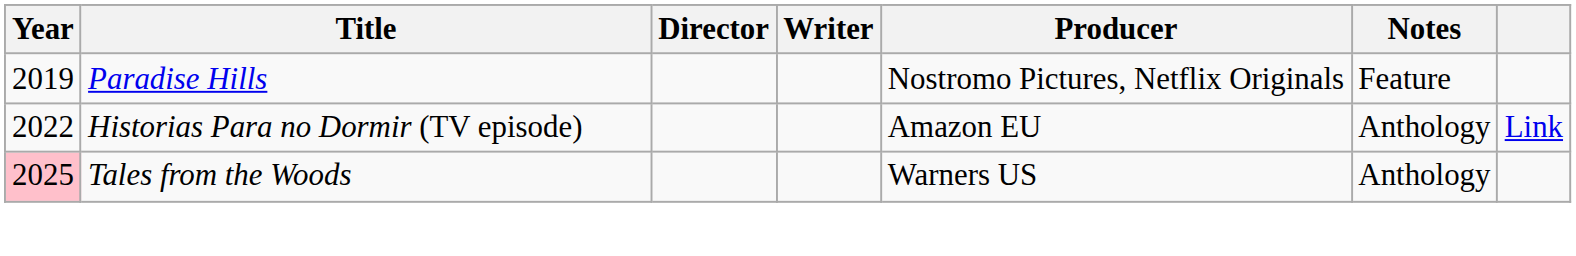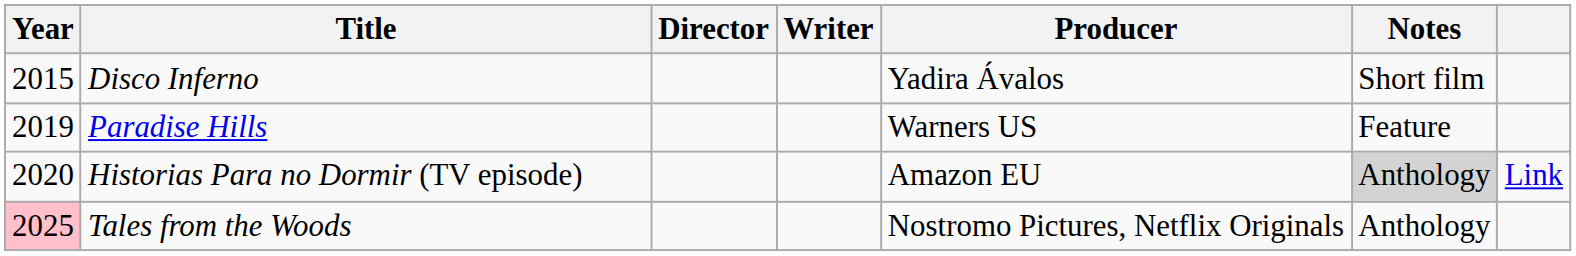+ row: (173, 77)
(1116, 77) Nostromo Pictures, Netflix Originals -> (962, 126) Warners US
(43, 126) 2022 -> (43, 175) 2020
(1424, 126) no background -> (1424, 175) lightgrey background
(962, 175) Warners US -> (1116, 224) Nostromo Pictures, Netflix Originals
